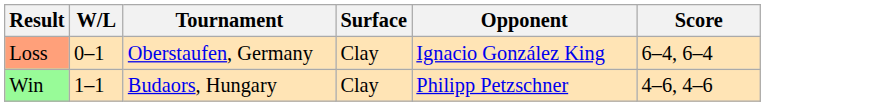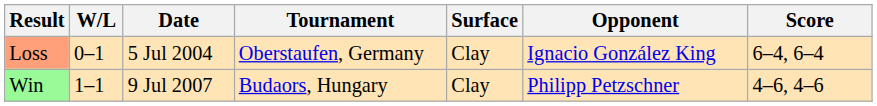+ column: (179, 20)
